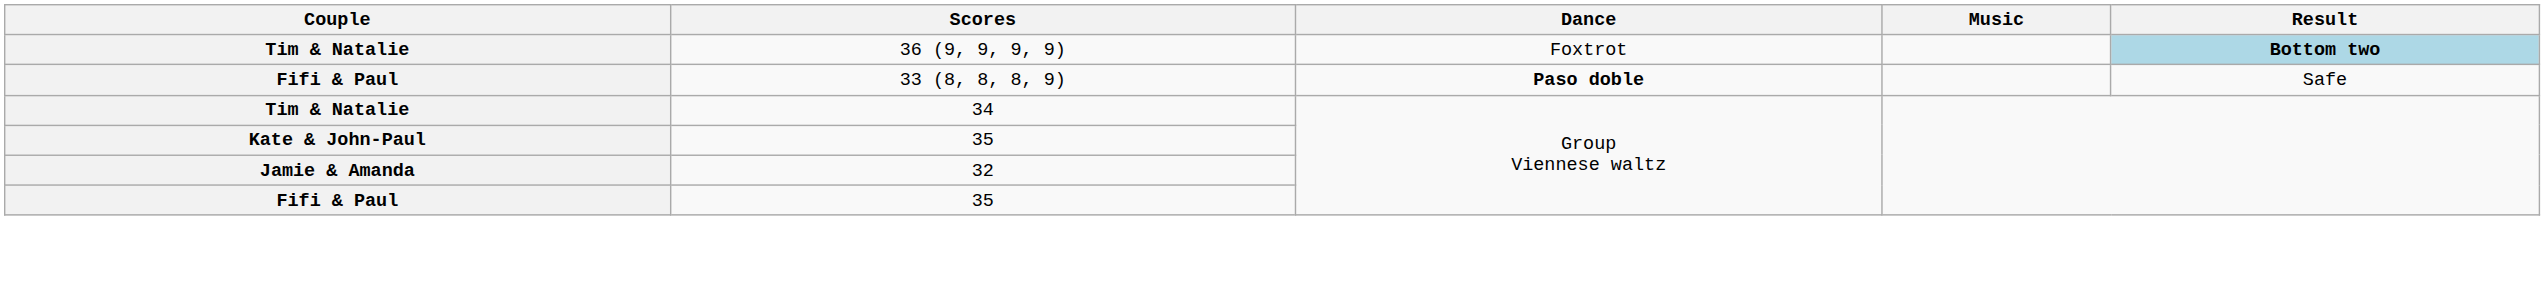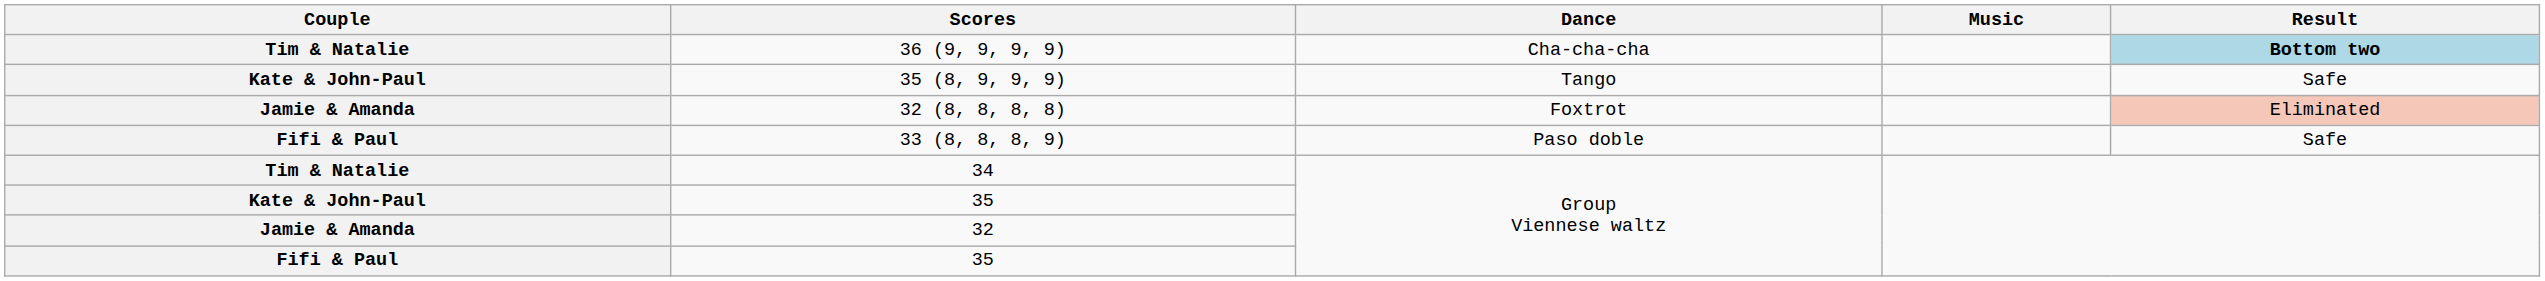(1589, 50) Foxtrot -> (1589, 50) Cha-cha-cha
+ row: (337, 80)
+ row: (337, 110)
(1589, 80) bold -> (1589, 140) normal
